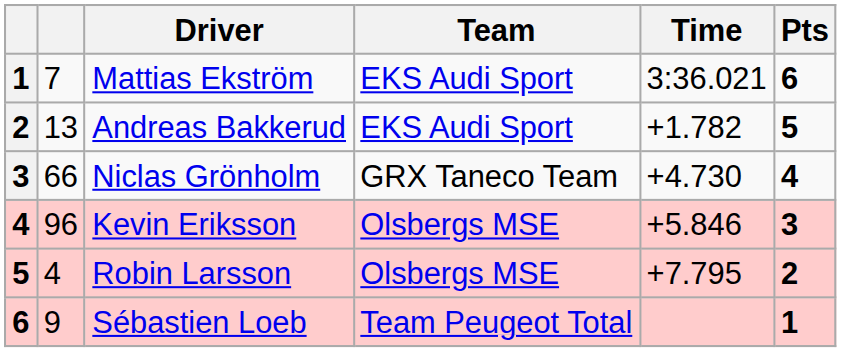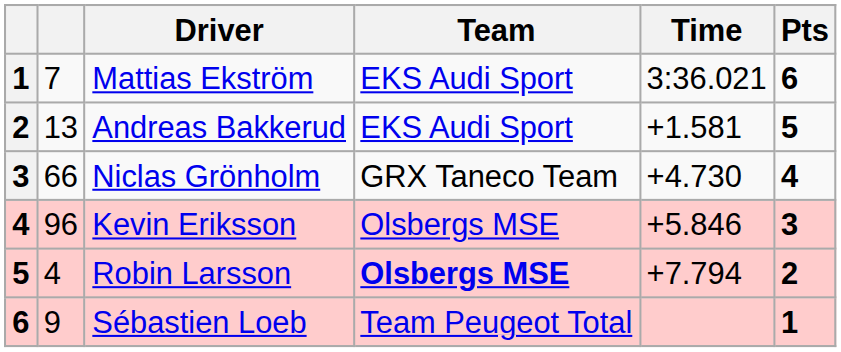(694, 127) +1.782 -> (694, 127) +1.581
(460, 274) normal -> (465, 274) bold
(694, 274) +7.795 -> (694, 274) +7.794
